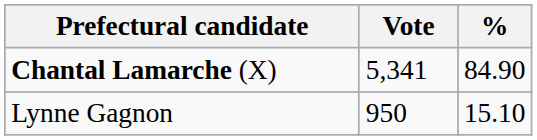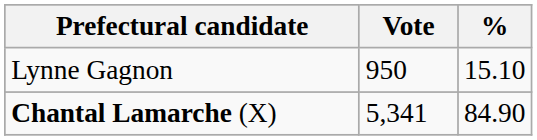rows swapped: (144, 69) <-> (92, 112)
